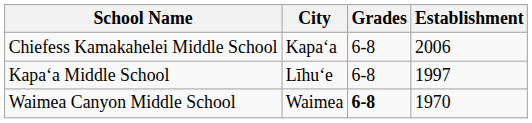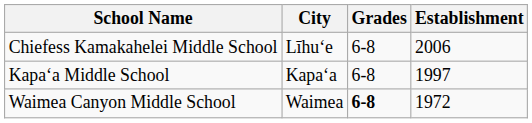(311, 46) Kapaʻa -> (309, 46) Līhuʻe
(309, 74) Līhuʻe -> (311, 74) Kapaʻa
(433, 103) 1970 -> (433, 103) 1972
